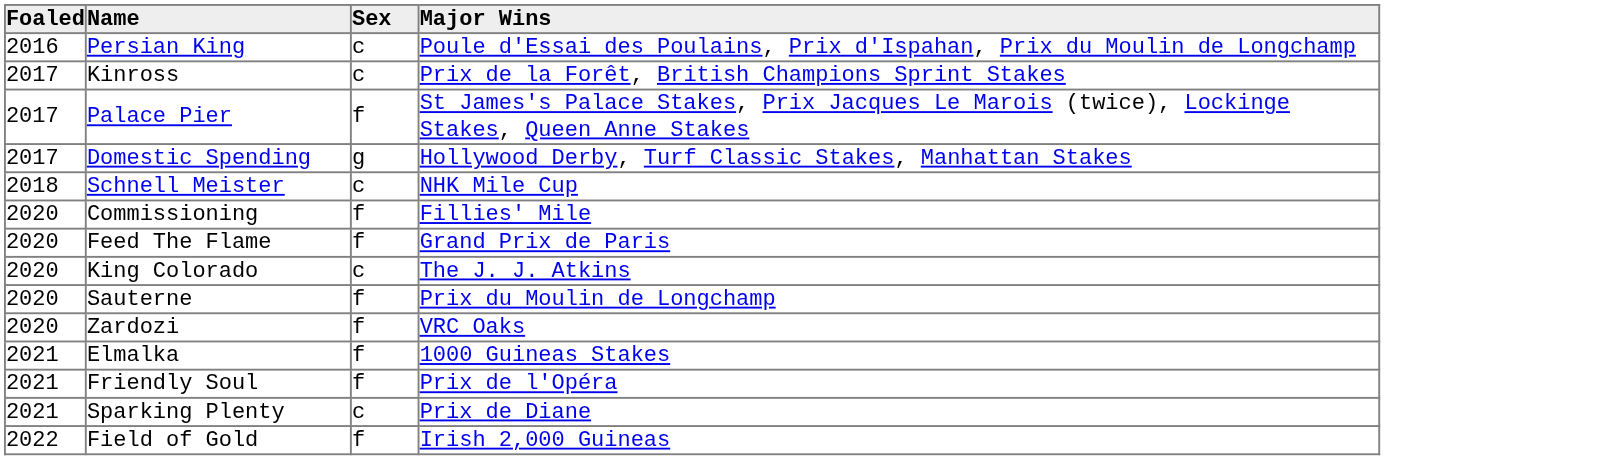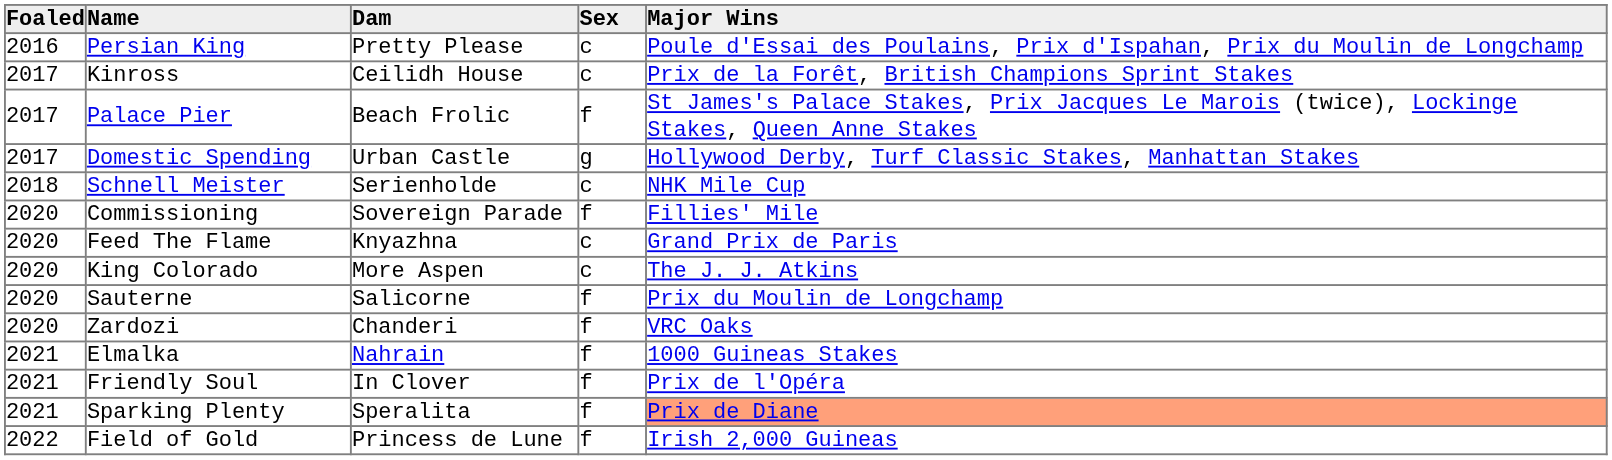+ column: (372, 19)
(359, 243) f -> (586, 243) c
(359, 412) c -> (586, 412) f
(505, 412) no background -> (733, 412) lightsalmon background
